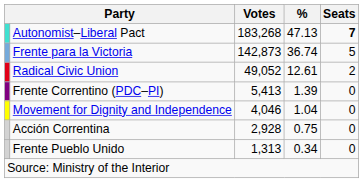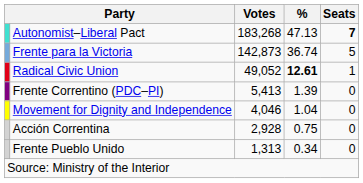(302, 71) normal -> (302, 71) bold
(352, 71) 2 -> (352, 71) 1
